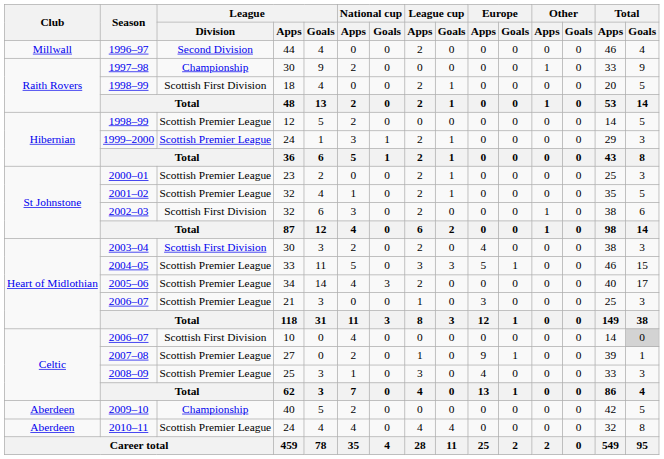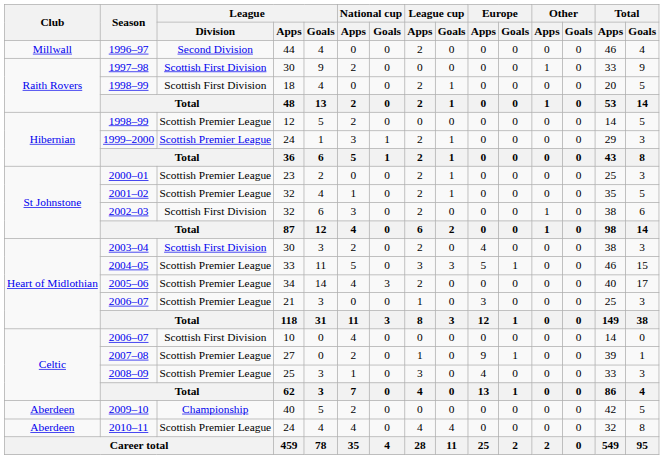(215, 67) Championship -> (215, 67) Scottish First Division
(642, 337) lightgrey background -> (642, 337) no background
